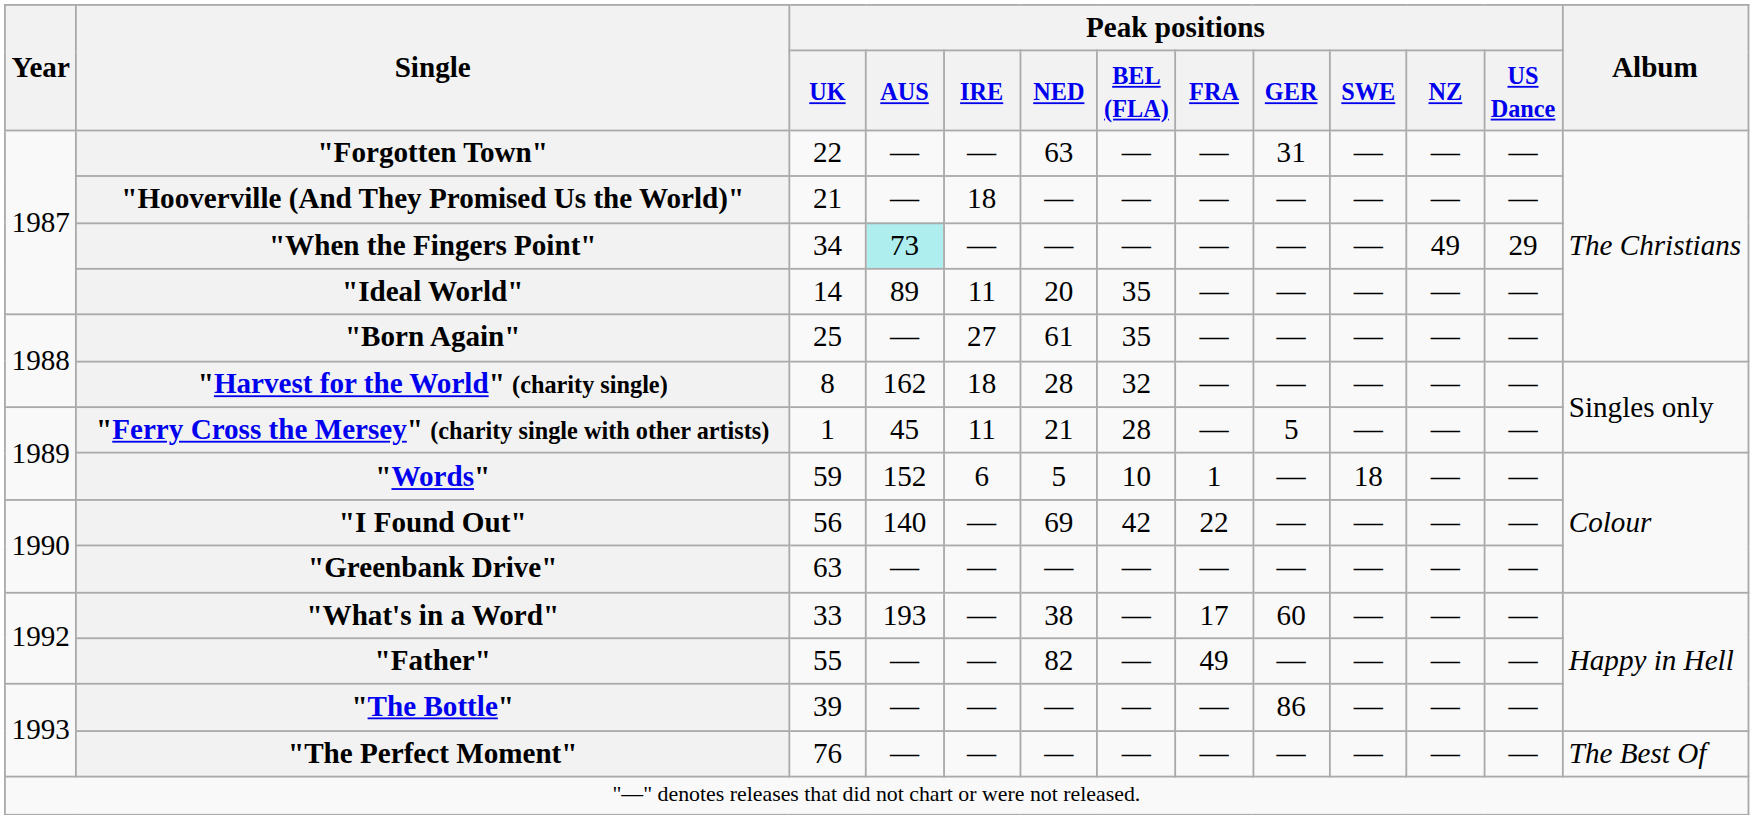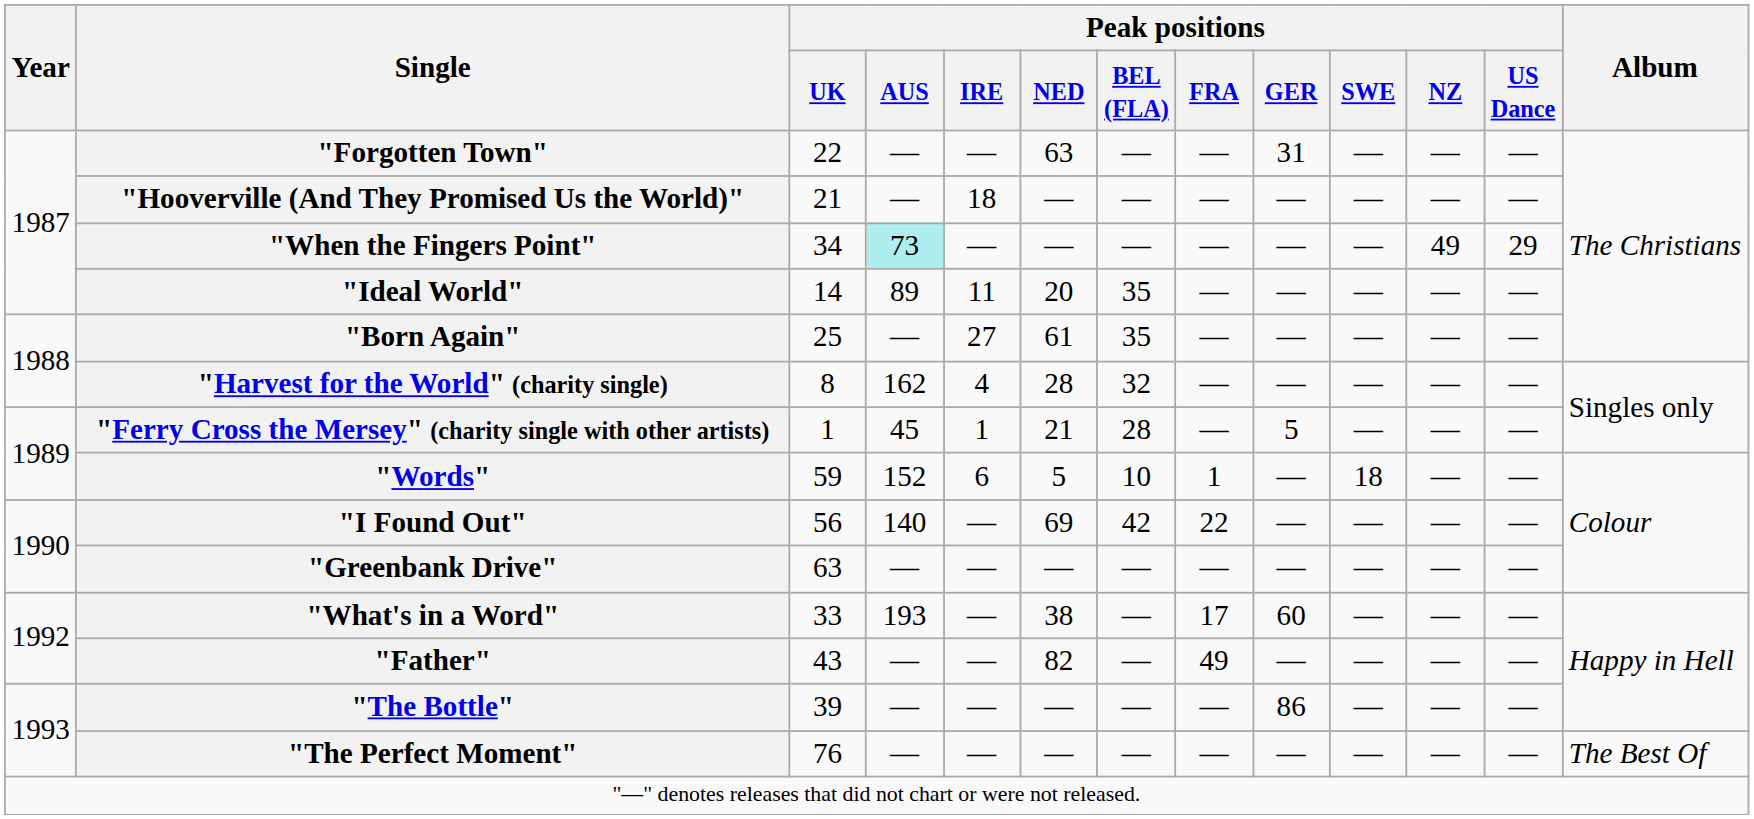(982, 383) 18 -> (982, 383) 4
(982, 429) 11 -> (982, 429) 1
(827, 660) 55 -> (827, 660) 43
